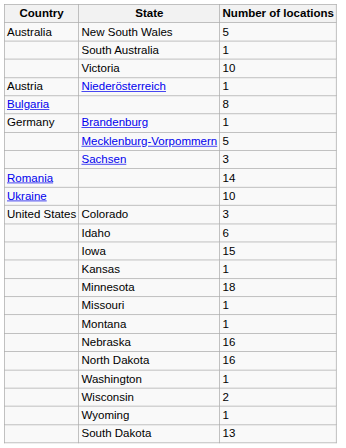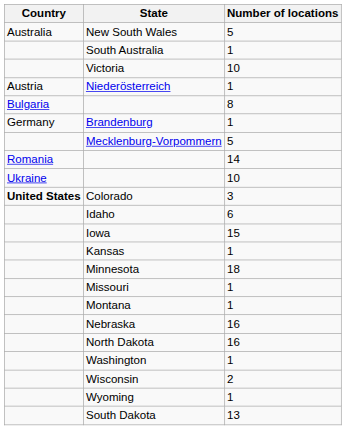- row: (104, 159)
(42, 214) normal -> (44, 196) bold
